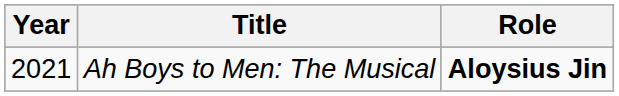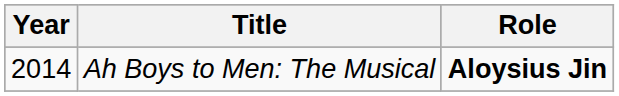(41, 68) 2021 -> (41, 68) 2014
